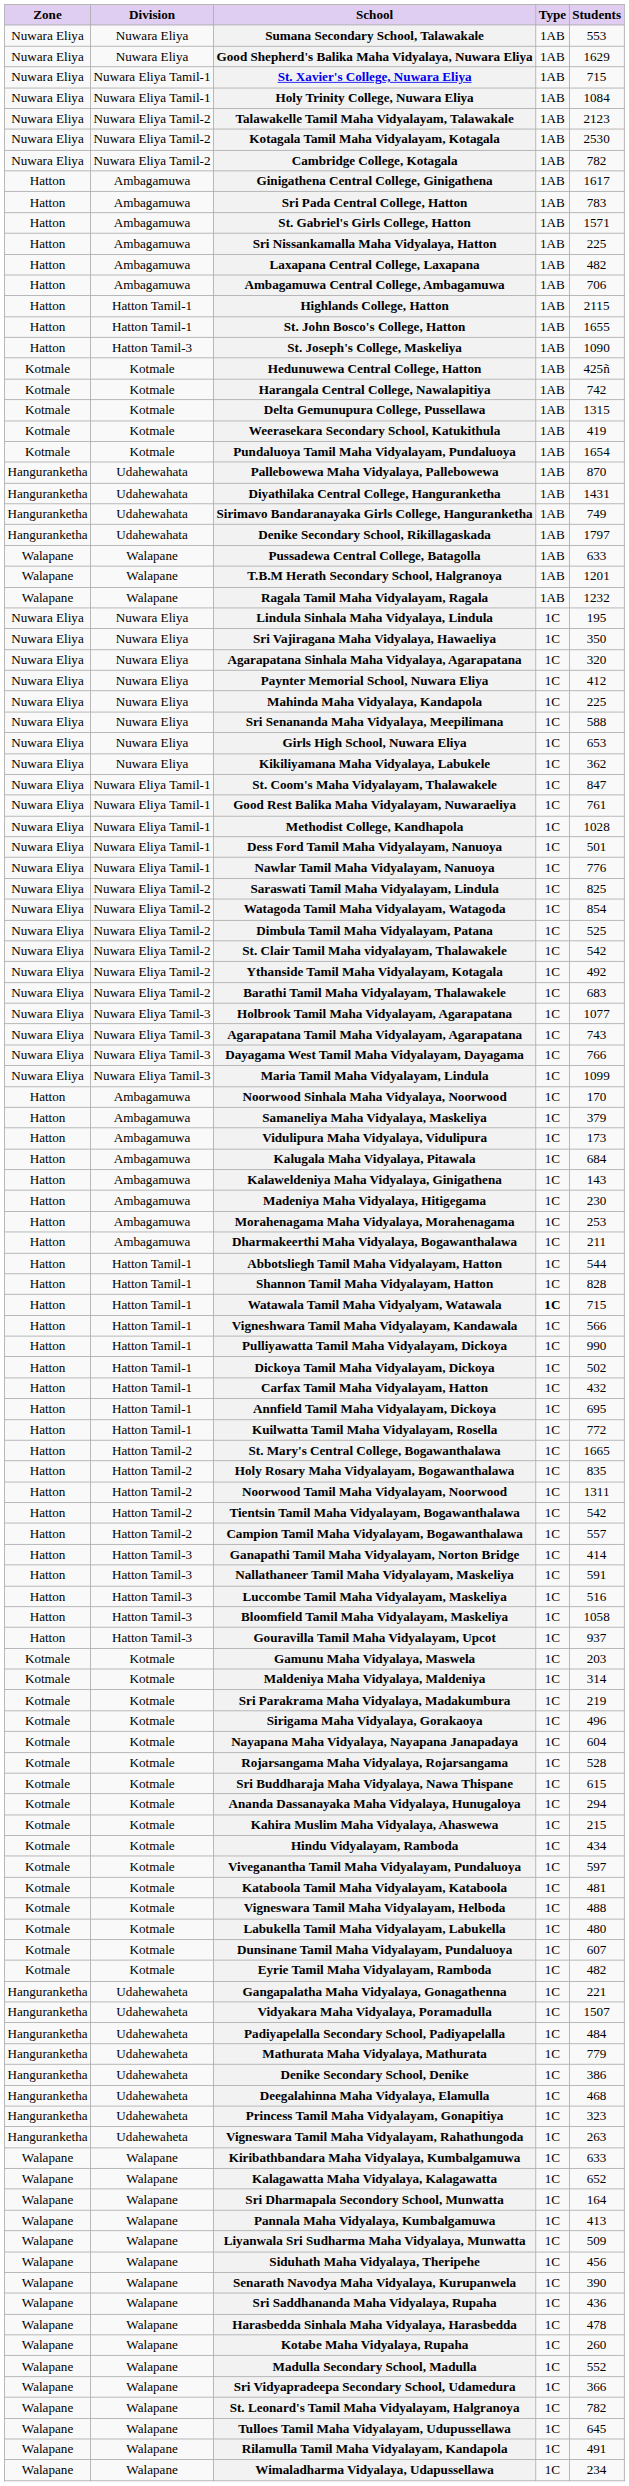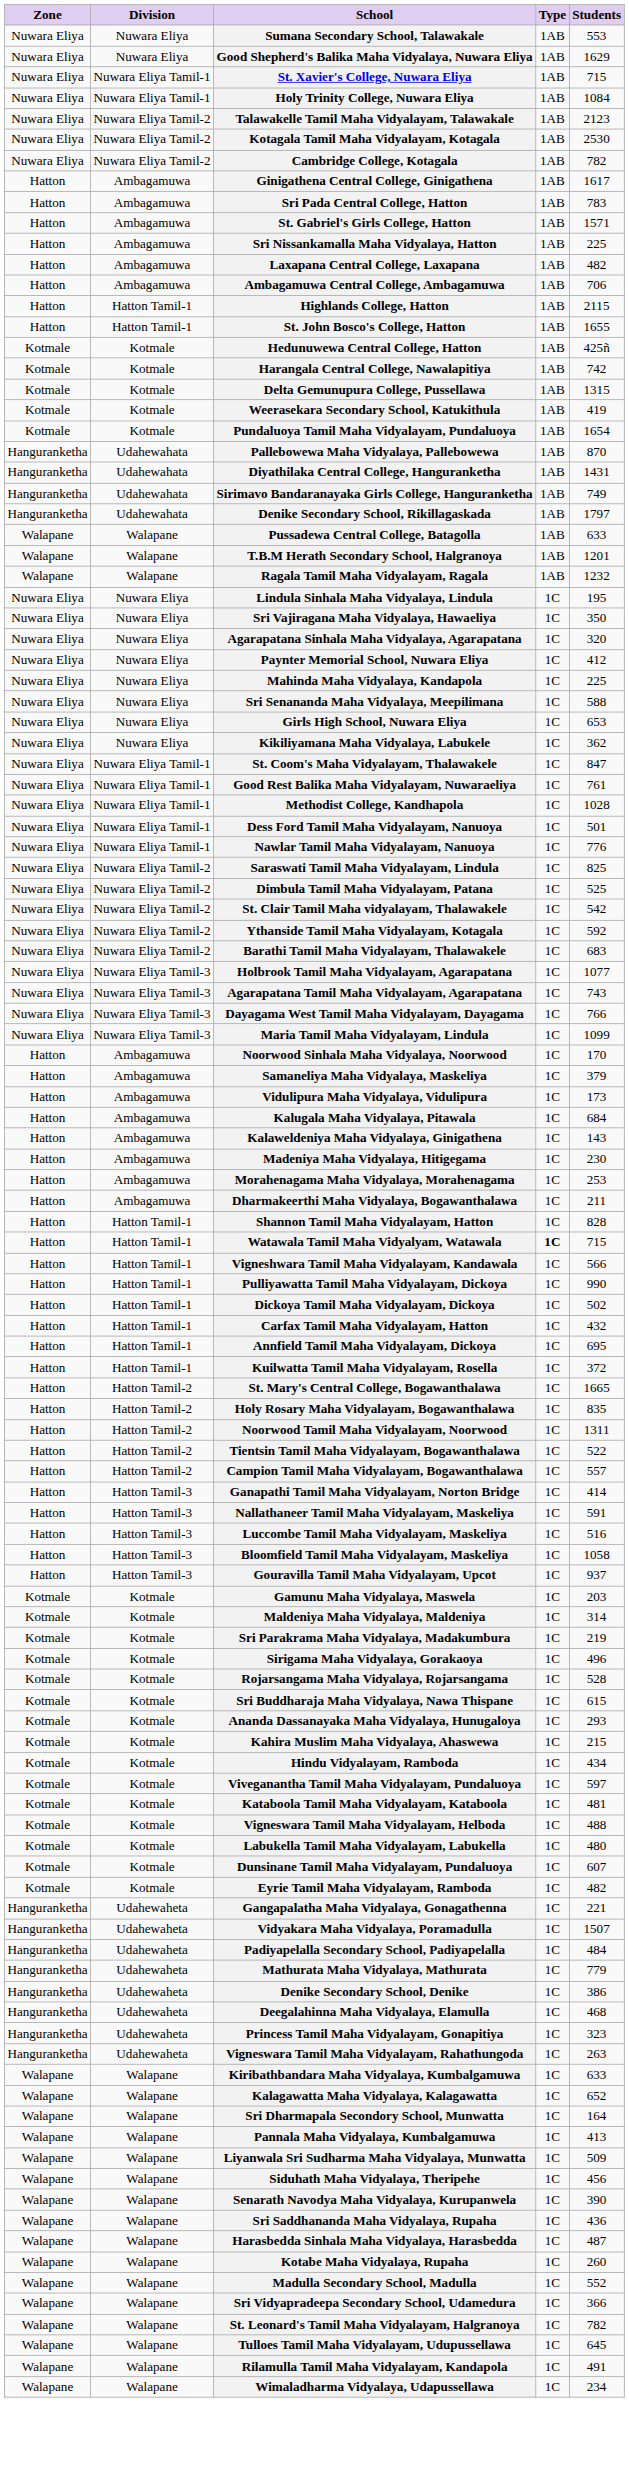- row: (375, 347)
- row: (375, 909)
(597, 972) 492 -> (597, 930) 592
- row: (375, 1263)
(597, 1429) 772 -> (597, 1367) 372
(597, 1513) 542 -> (597, 1450) 522
- row: (375, 1741)
(597, 1804) 294 -> (597, 1721) 293
(597, 2324) 478 -> (597, 2241) 487
